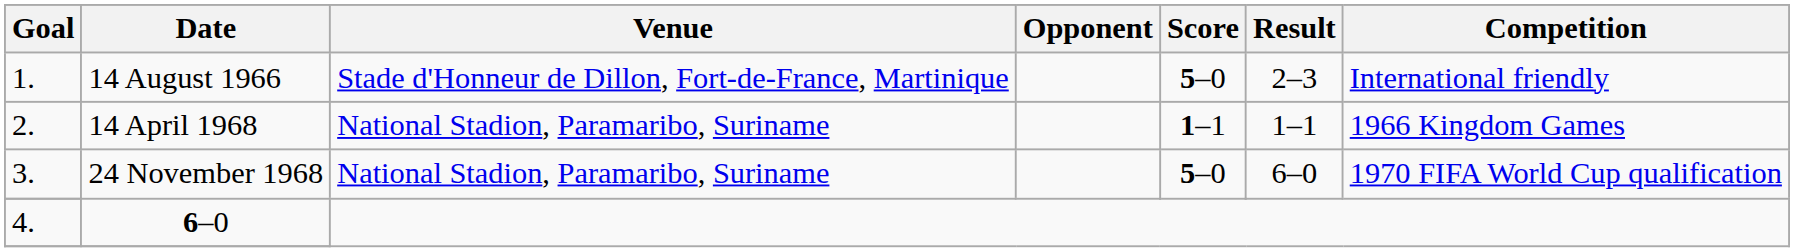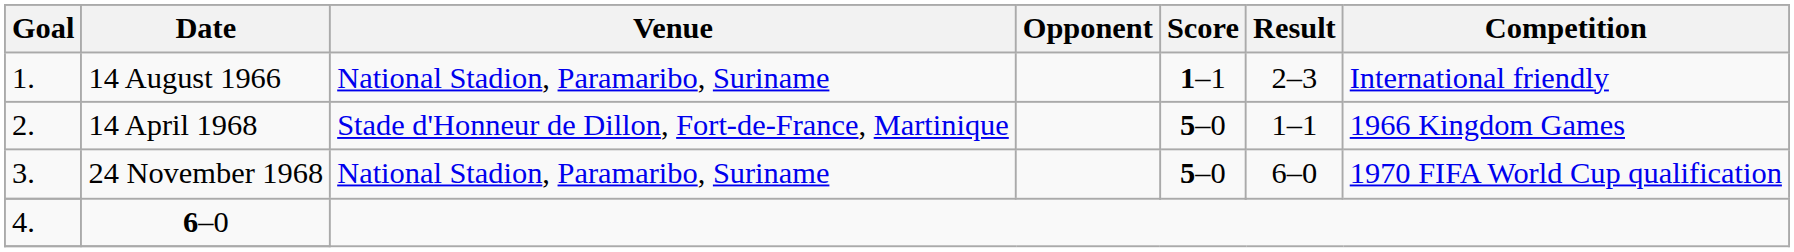(673, 76) Stade d'Honneur de Dillon, Fort-de-France, Martinique -> (583, 76) National Stadion, Paramaribo, Suriname
(1203, 76) 5–0 -> (1203, 76) 1–1
(583, 125) National Stadion, Paramaribo, Suriname -> (673, 125) Stade d'Honneur de Dillon, Fort-de-France, Martinique
(1203, 125) 1–1 -> (1203, 125) 5–0
